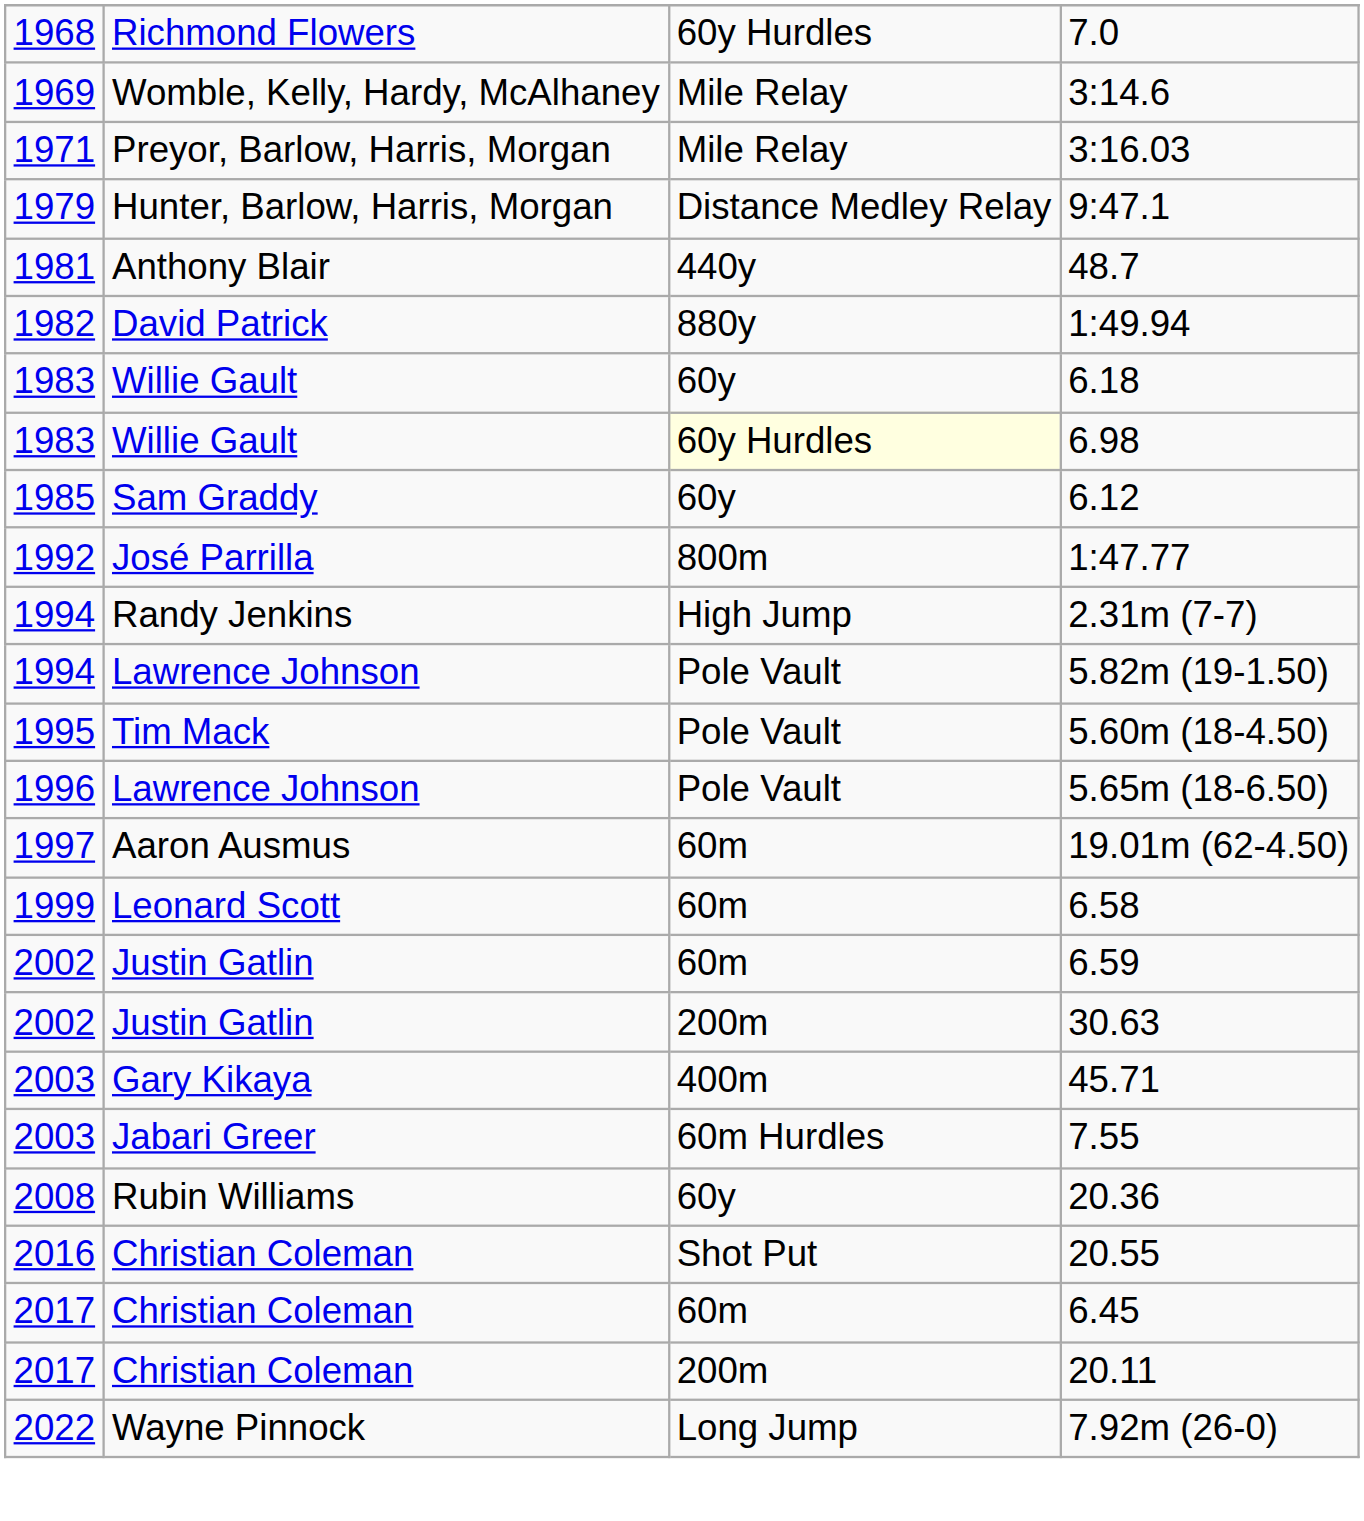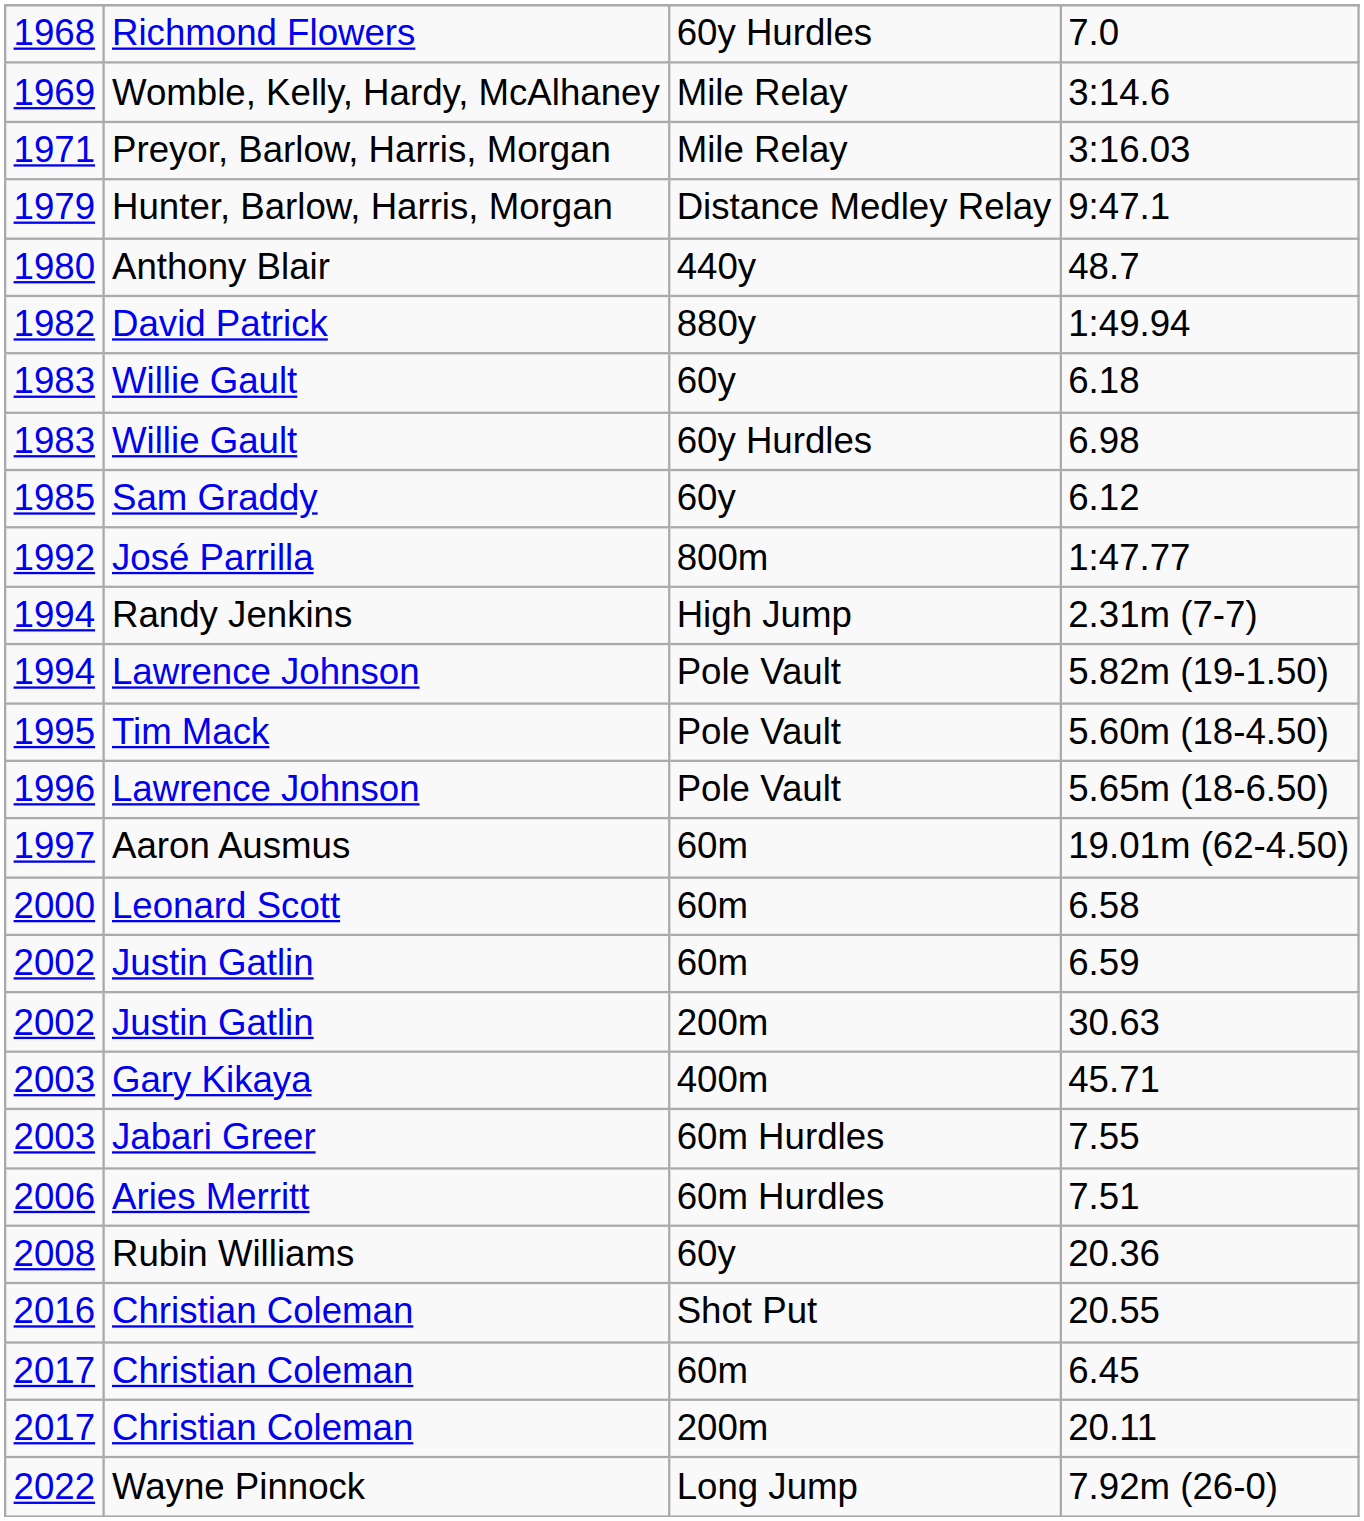(54, 265) 1981 -> (54, 265) 1980
(774, 440) lightyellow background -> (774, 440) no background
(54, 905) 1999 -> (54, 905) 2000
+ row: (1104, 1195)
